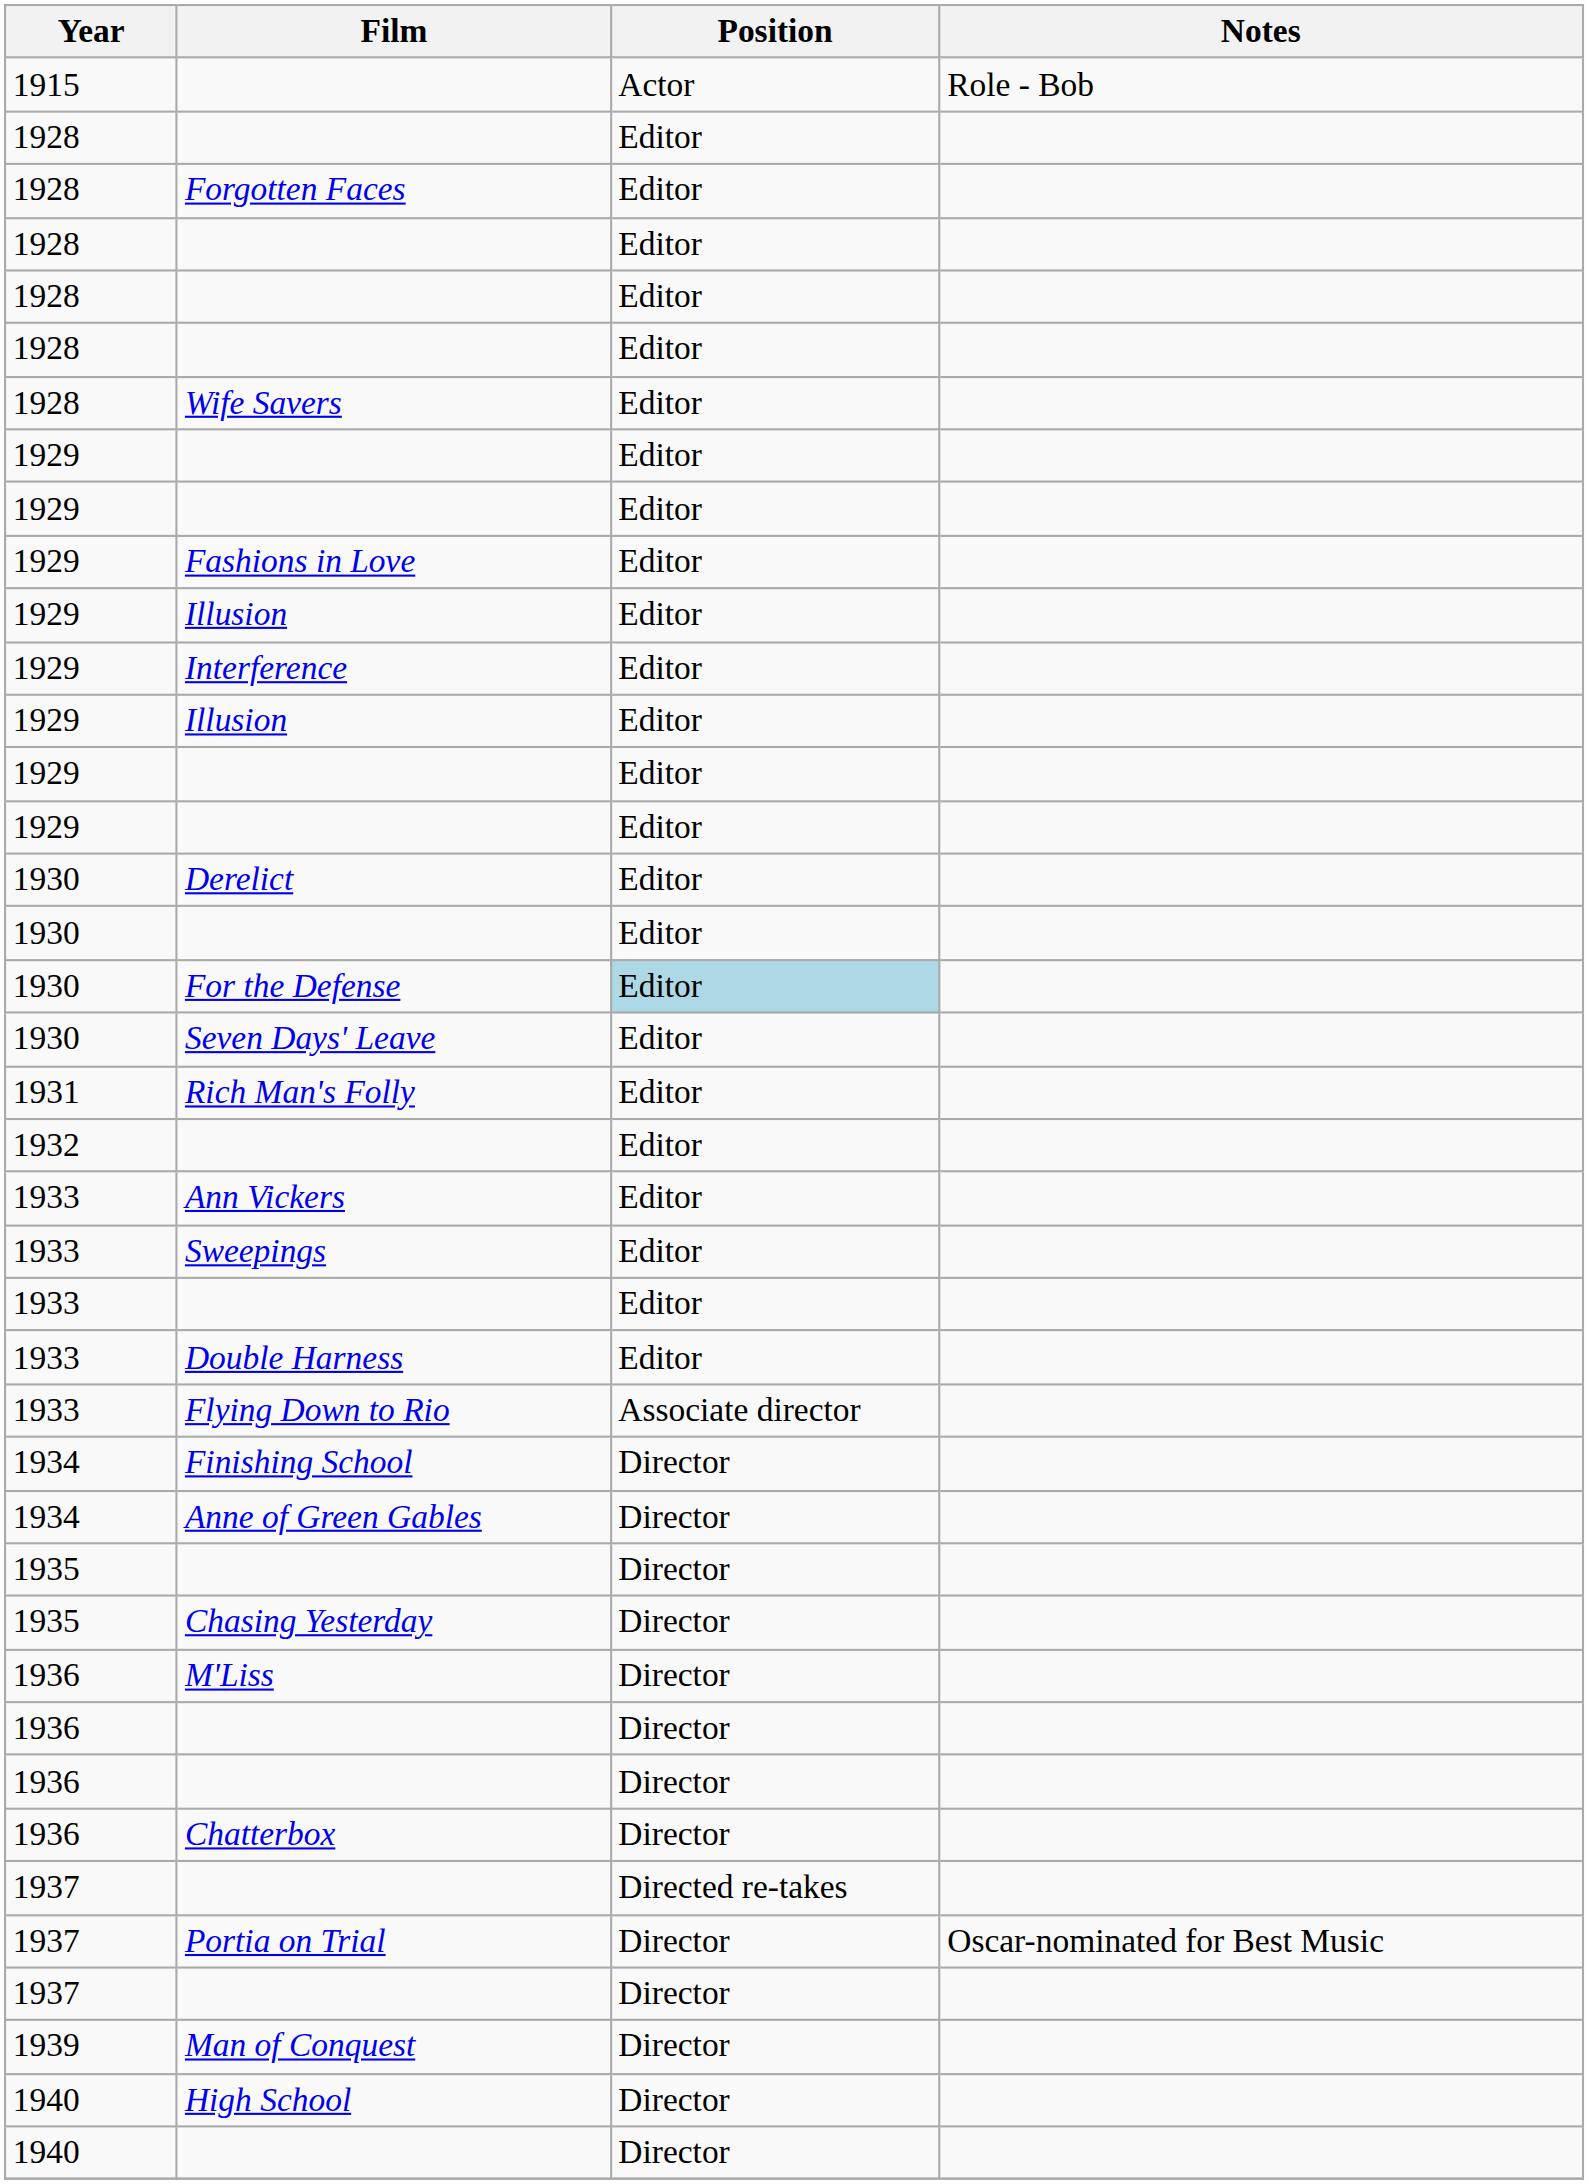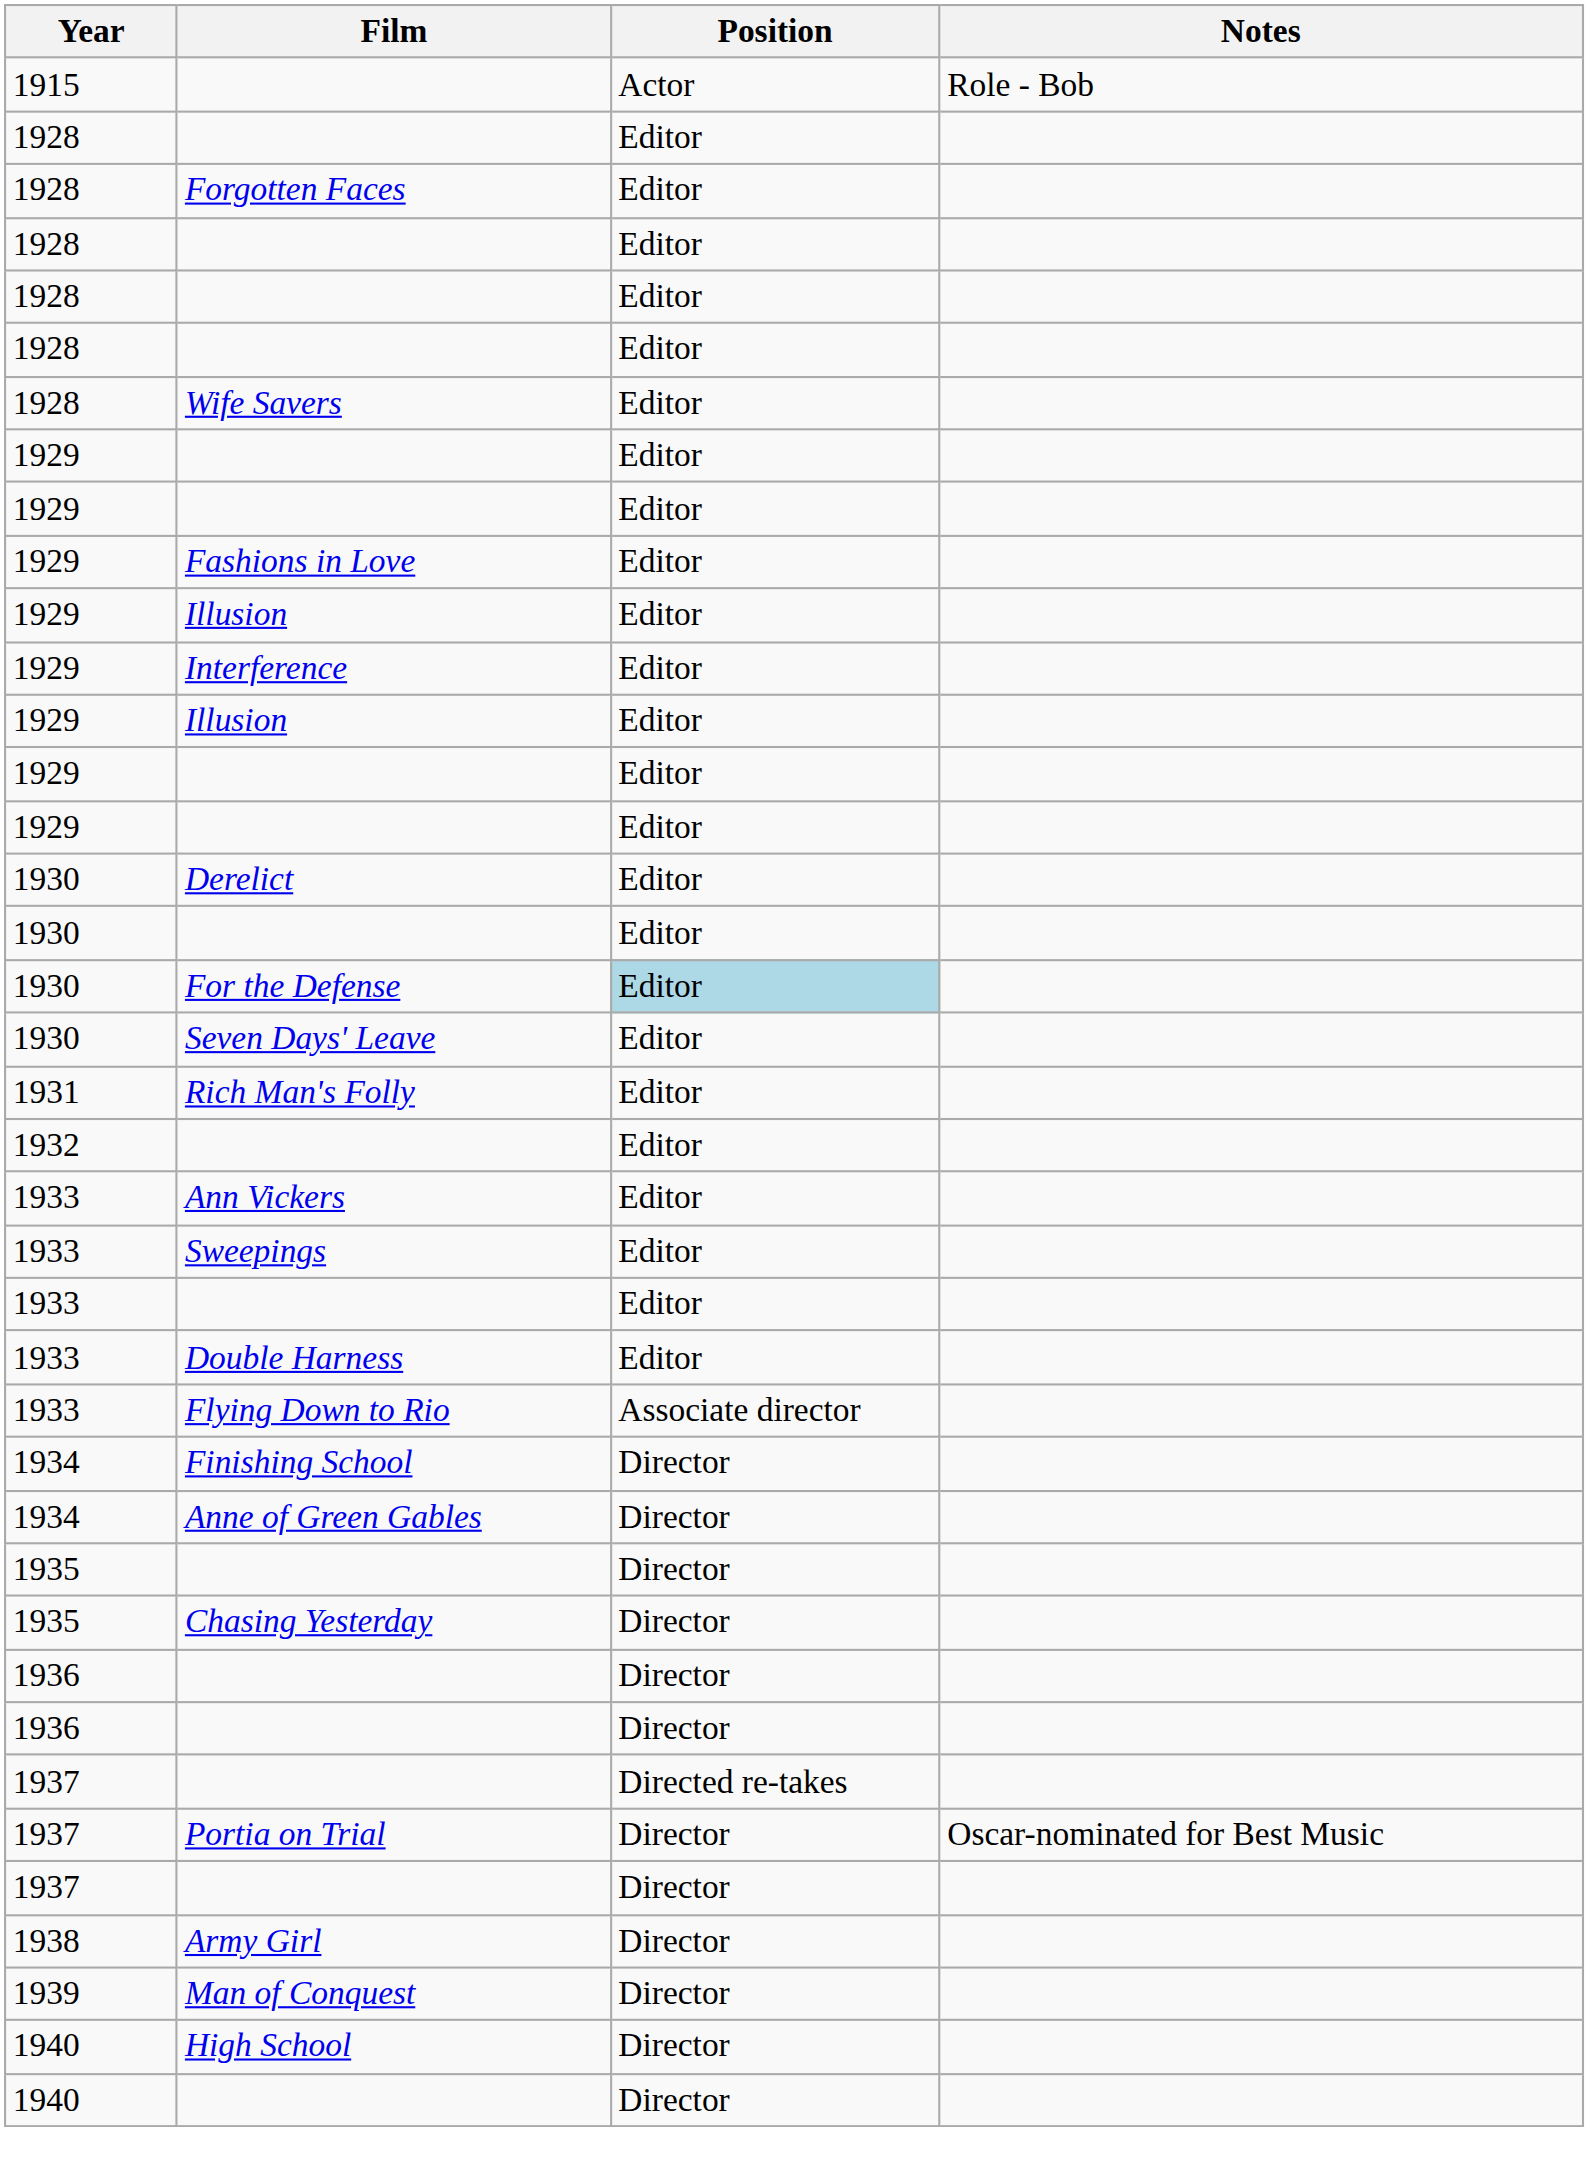- row: (46, 1675)
- row: (46, 1834)
+ row: (46, 1940)
